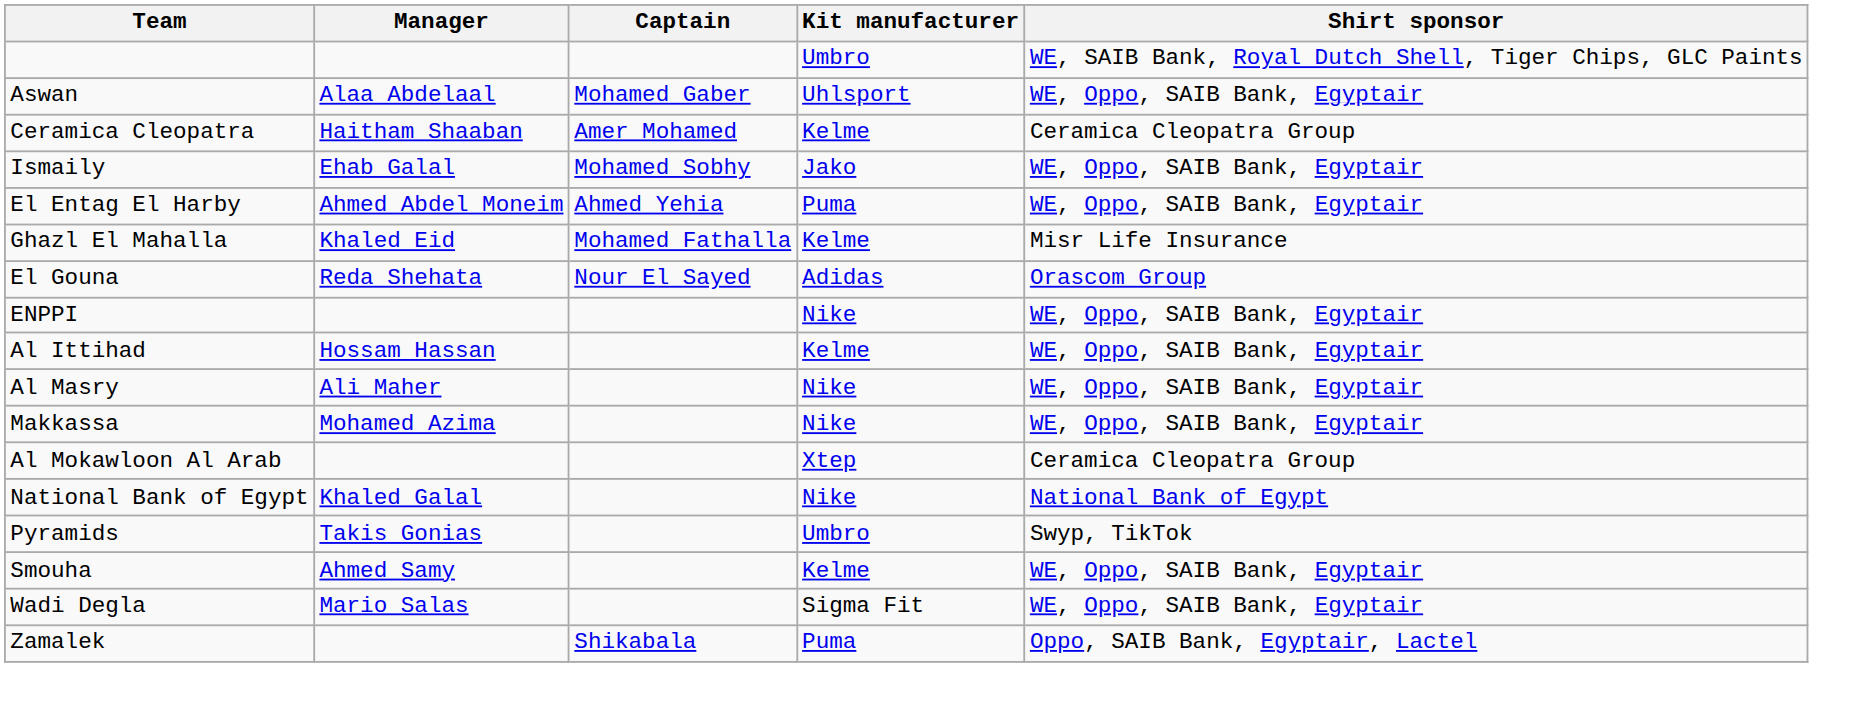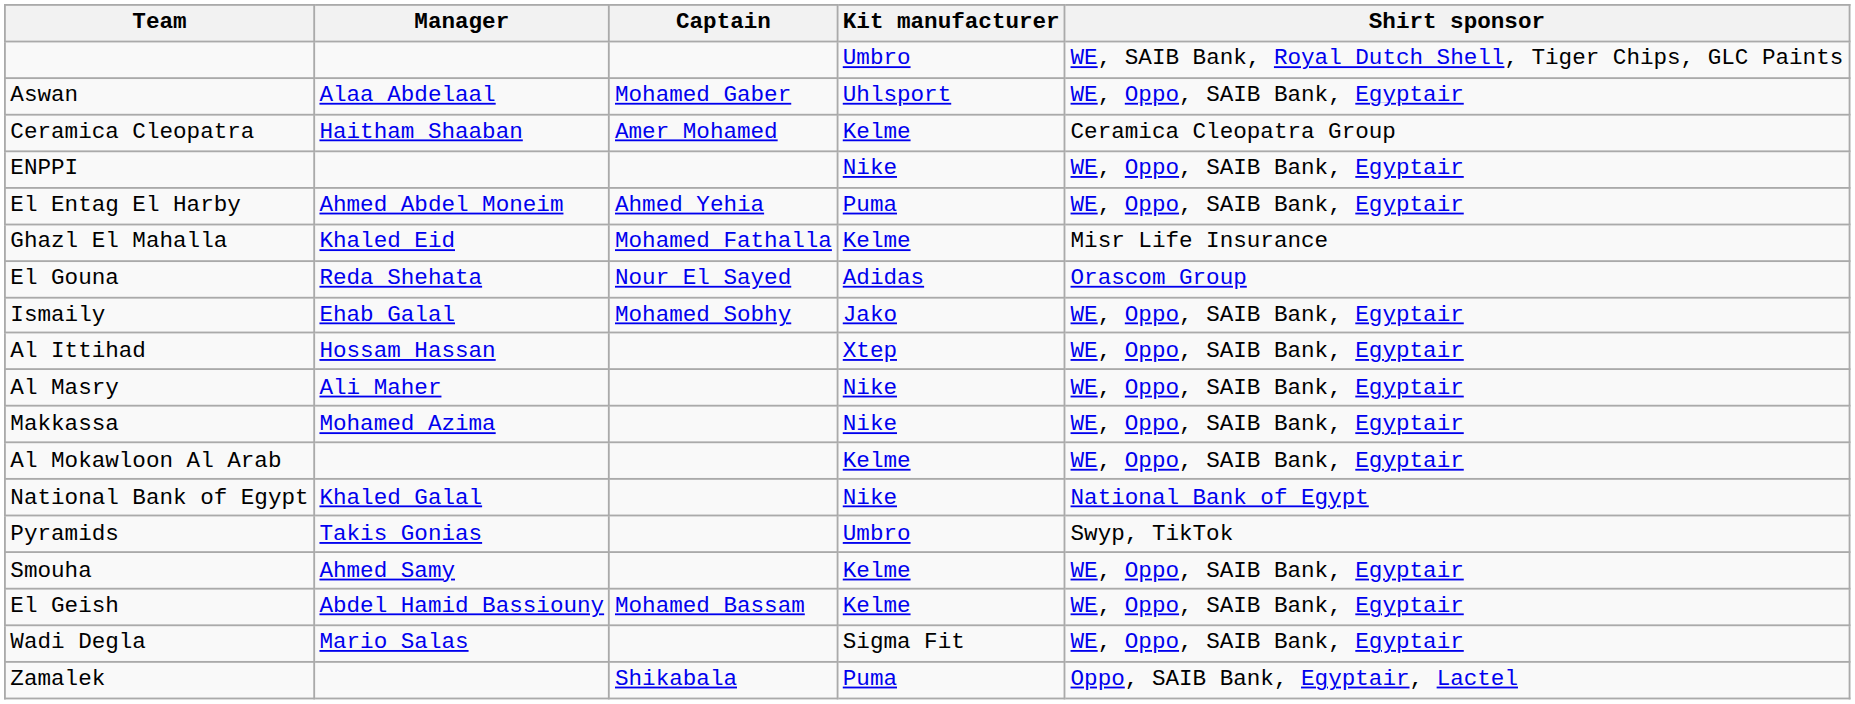rows swapped: (44, 315) <-> (58, 169)
(836, 352) Kelme -> (870, 352) Xtep
(829, 461) Xtep -> (877, 461) Kelme
(1193, 461) Ceramica Cleopatra Group -> (1267, 461) WE, Oppo, SAIB Bank, Egyptair
+ row: (65, 607)
